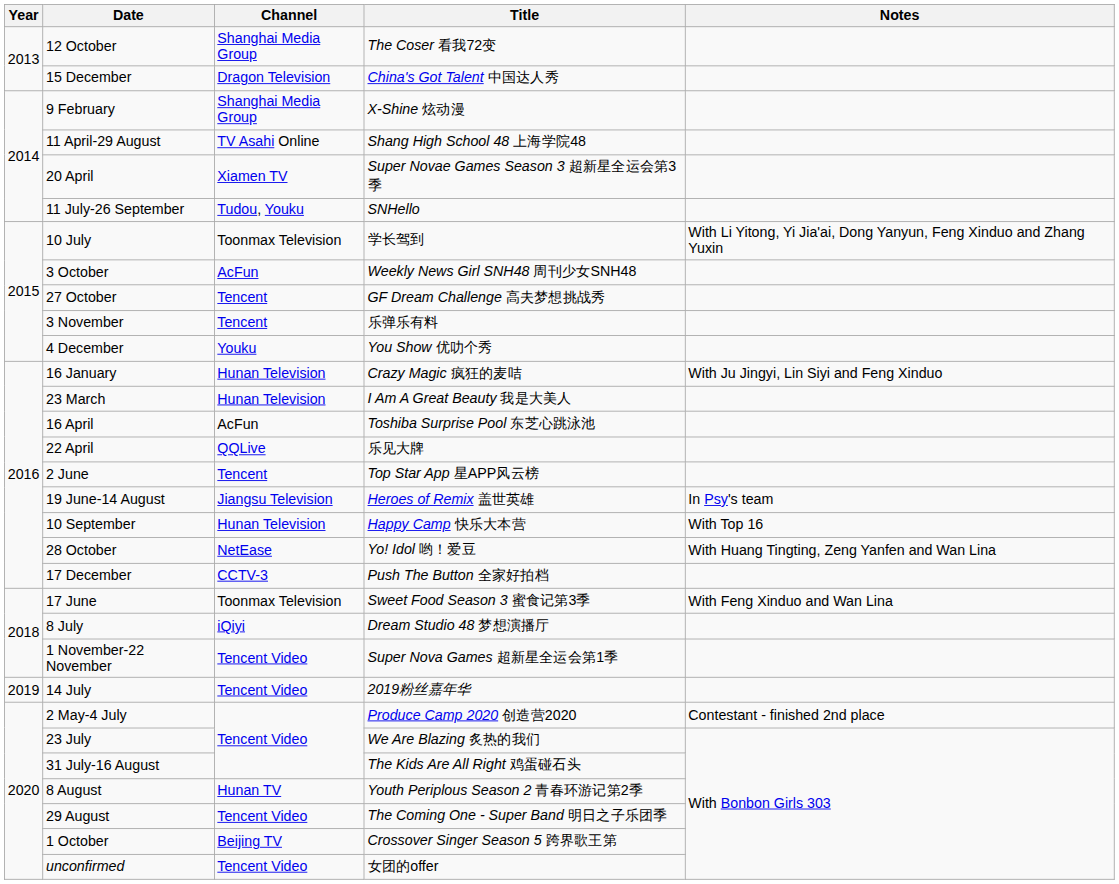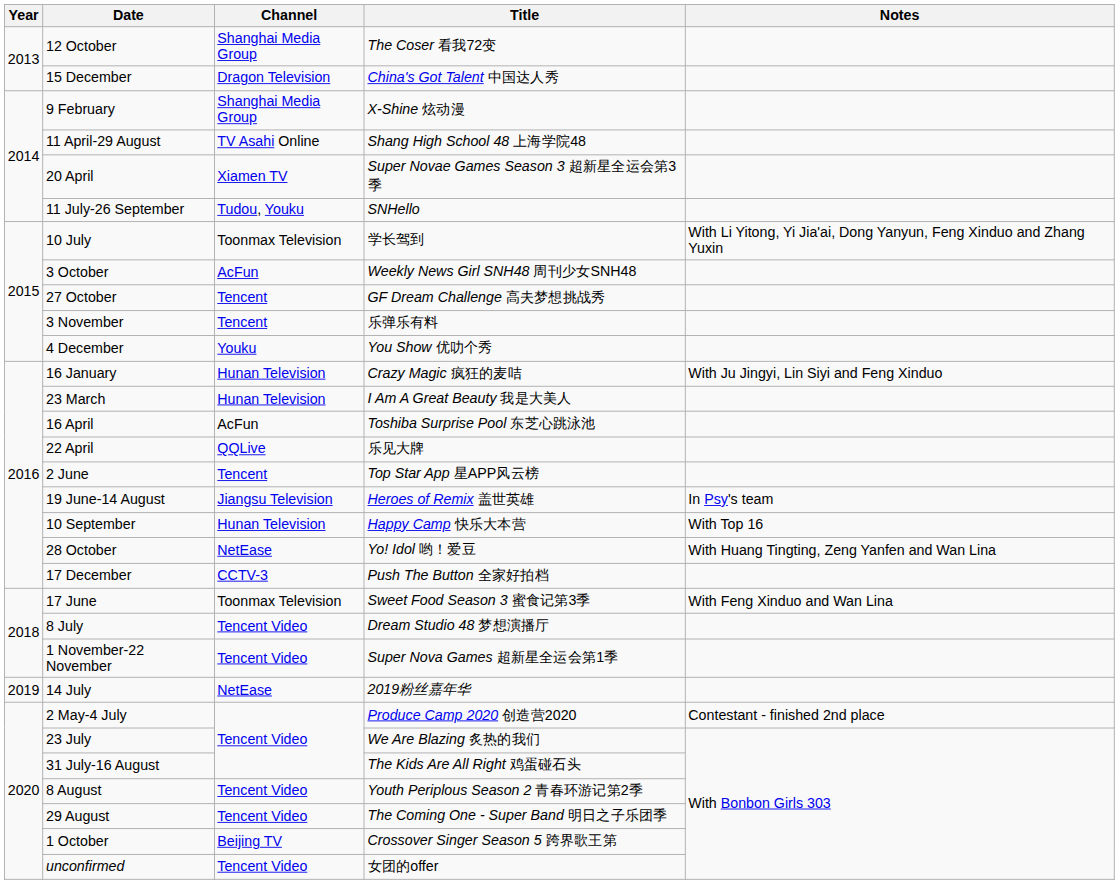(231, 626) iQiyi -> (262, 626) Tencent Video
(262, 689) Tencent Video -> (245, 689) NetEase
(249, 790) Hunan TV -> (262, 790) Tencent Video
